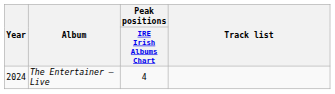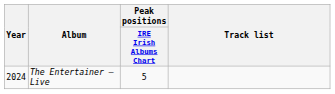(144, 77) 4 -> (144, 77) 5
